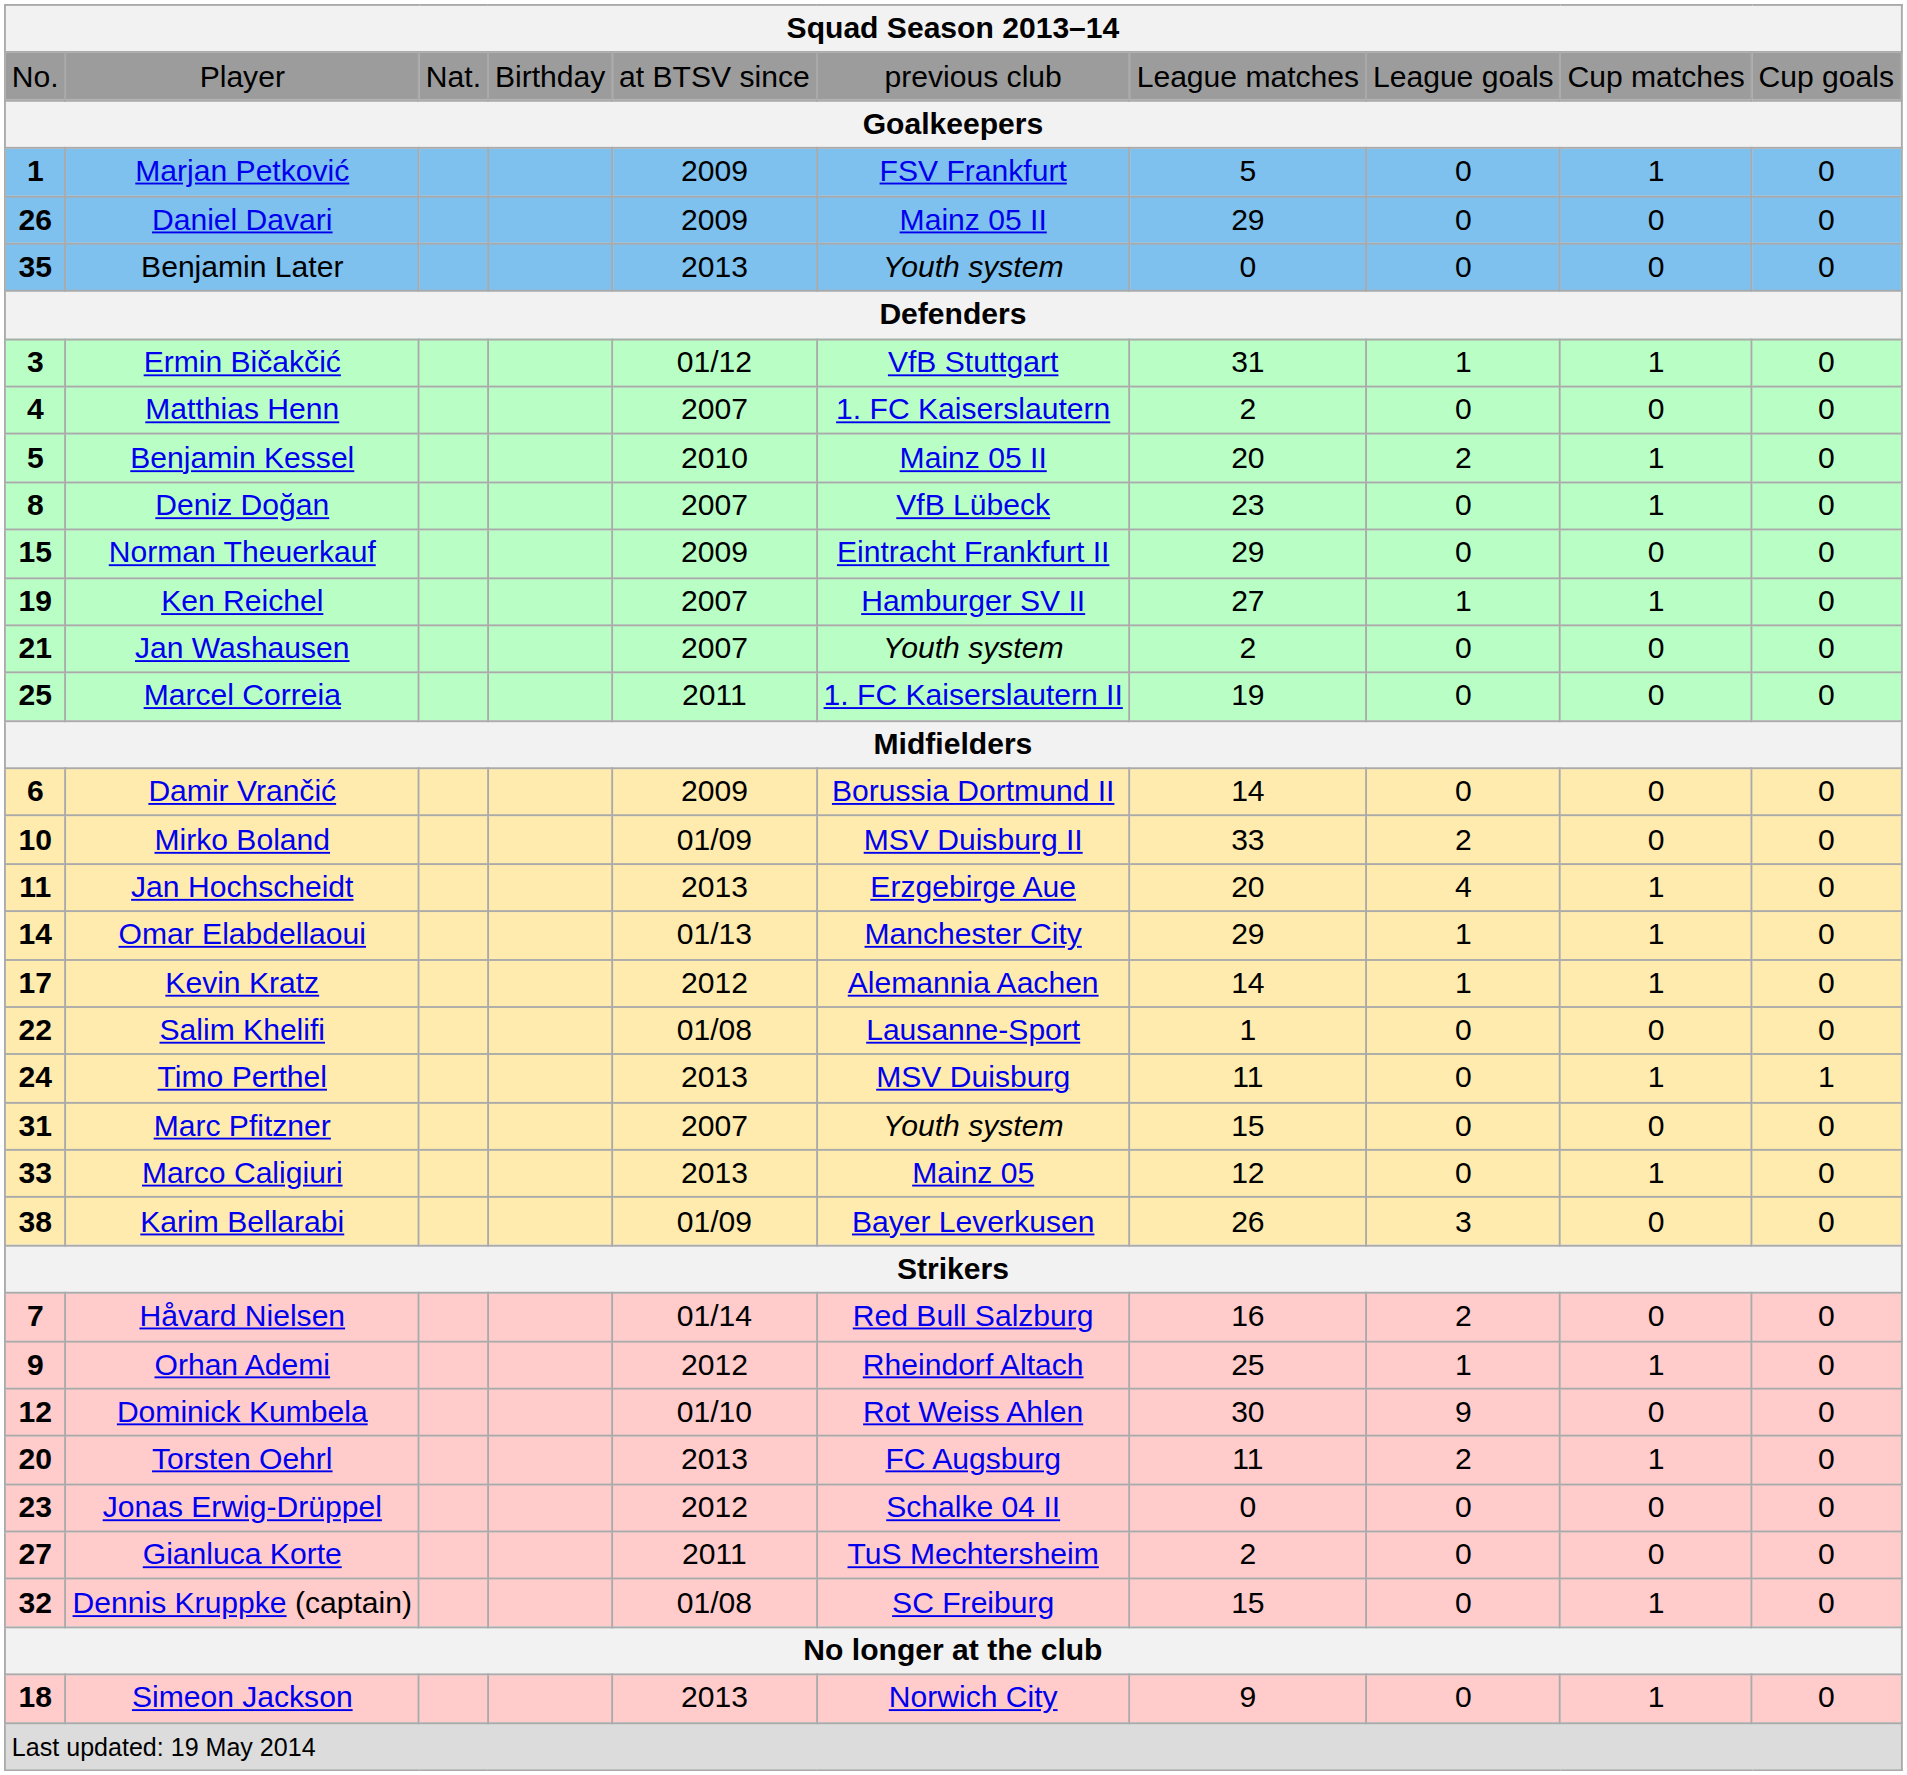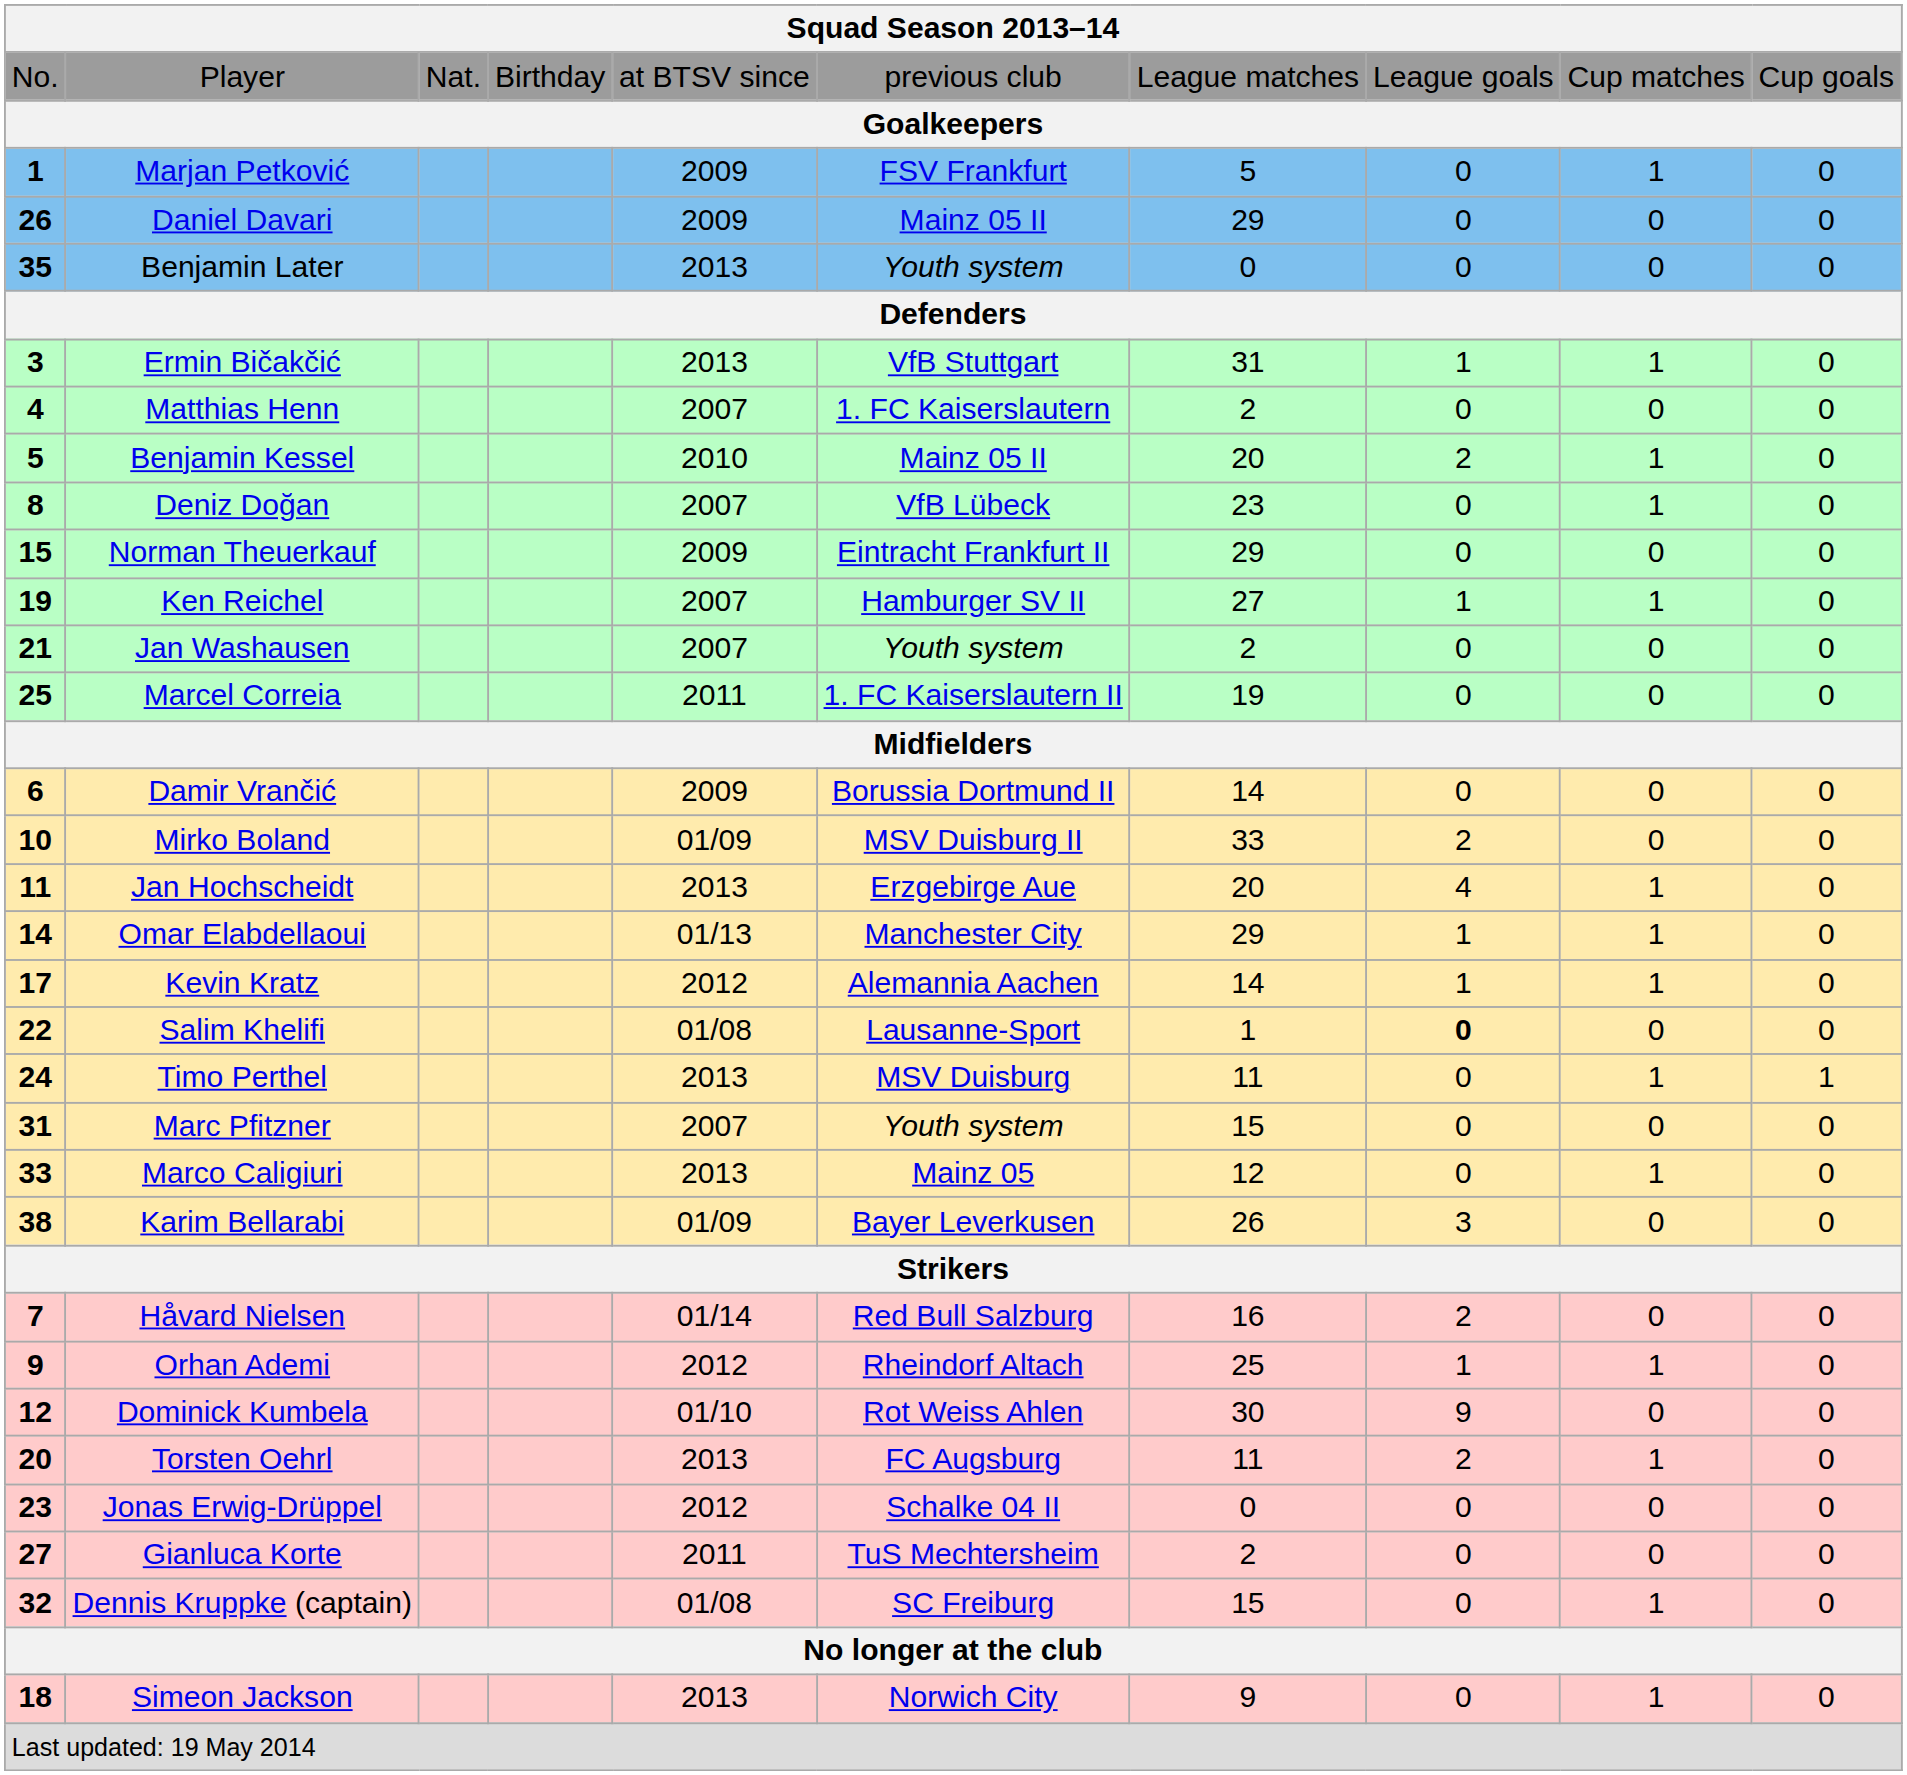(714, 362) 01/12 -> (714, 362) 2013
(1463, 1030) normal -> (1463, 1030) bold
